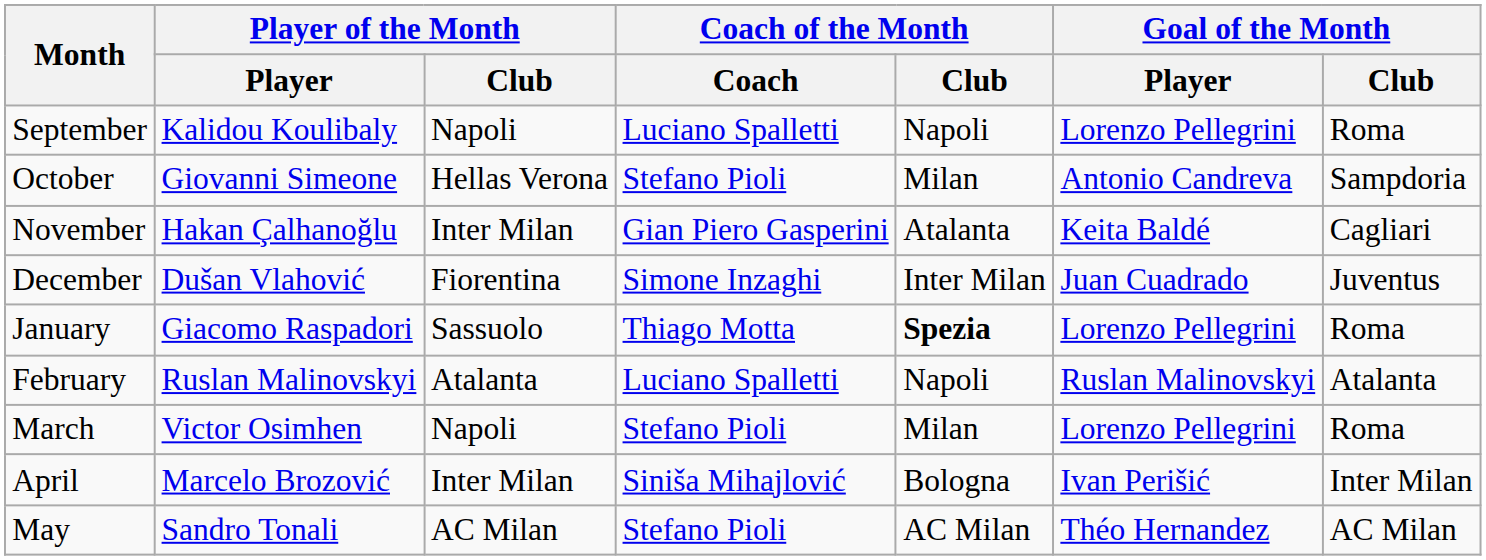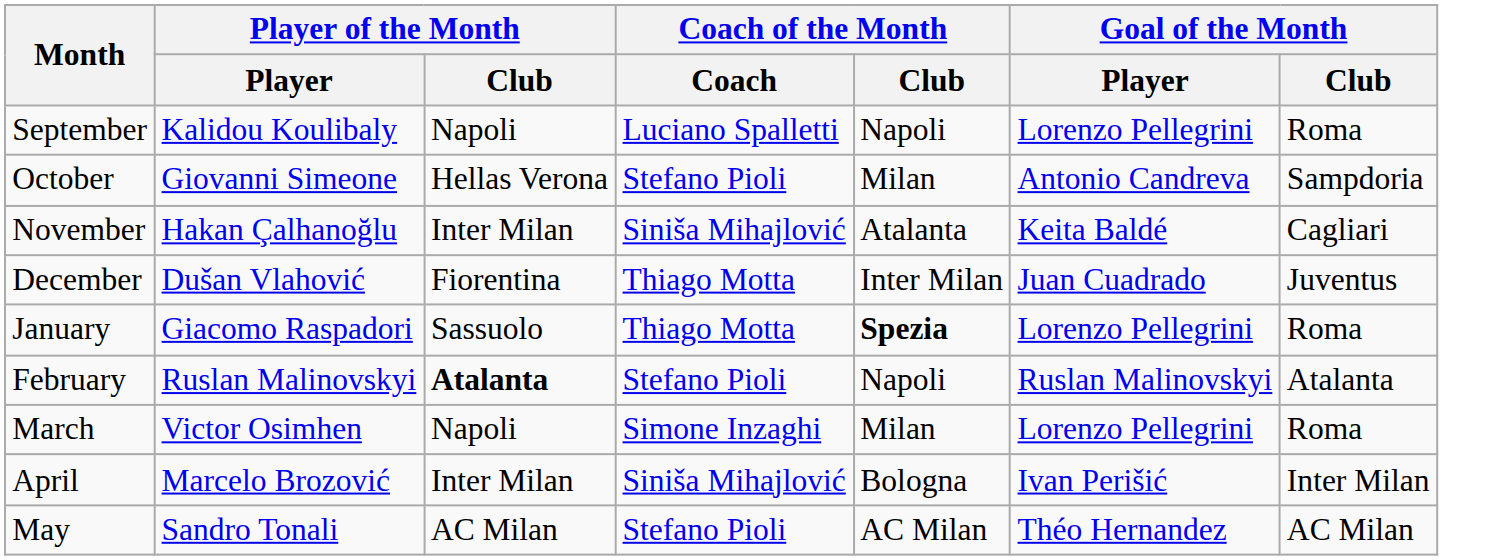(756, 229) Gian Piero Gasperini -> (734, 229) Siniša Mihajlović
(722, 279) Simone Inzaghi -> (709, 279) Thiago Motta
(484, 379) normal -> (490, 379) bold
(731, 379) Luciano Spalletti -> (704, 379) Stefano Pioli
(704, 429) Stefano Pioli -> (722, 429) Simone Inzaghi
